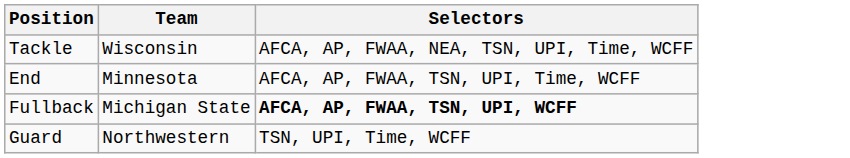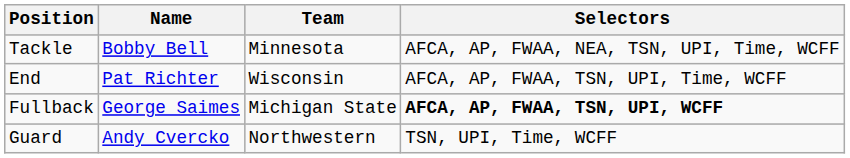+ column: (171, 19)
(150, 49) Wisconsin -> (296, 49) Minnesota
(150, 79) Minnesota -> (296, 79) Wisconsin
